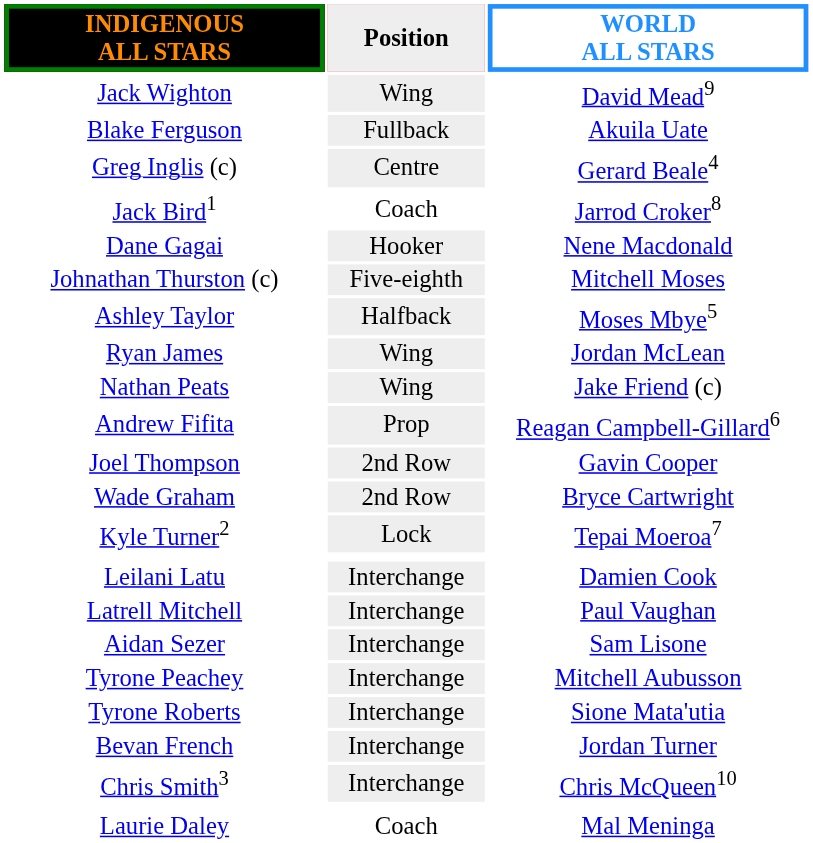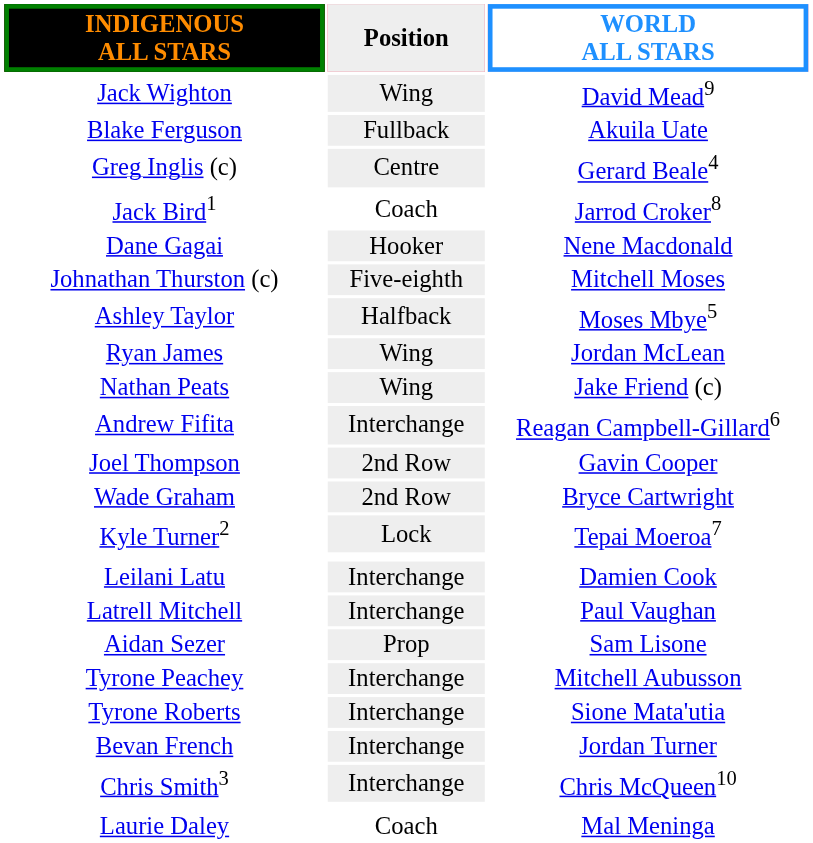(406, 424) Prop -> (406, 424) Interchange
(406, 644) Interchange -> (406, 644) Prop
